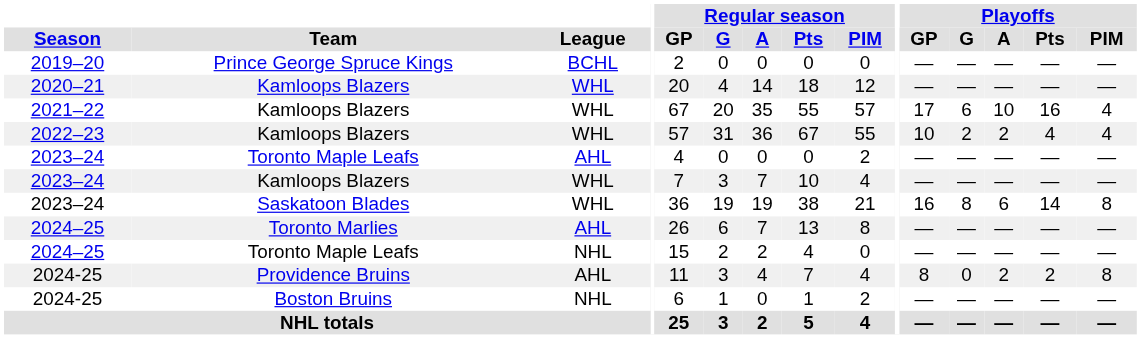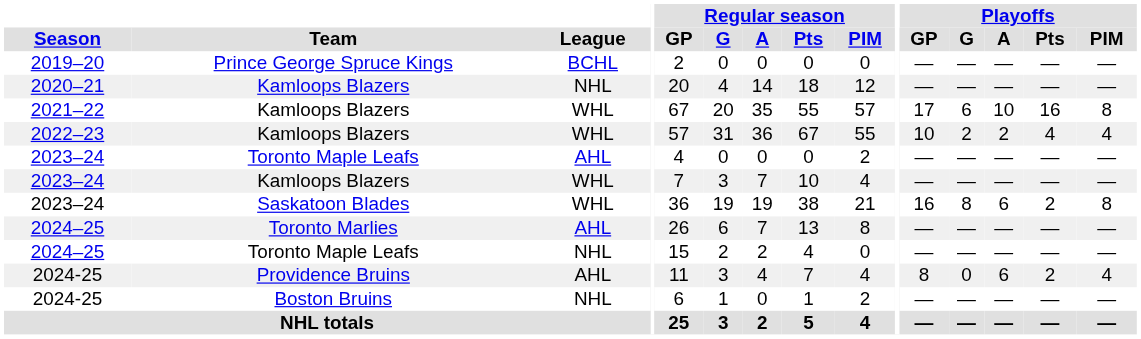(593, 86) WHL -> (593, 86) NHL
(1107, 110) 4 -> (1107, 110) 8
(1050, 204) 14 -> (1050, 204) 2
(1004, 275) 2 -> (1004, 275) 6
(1107, 275) 8 -> (1107, 275) 4
